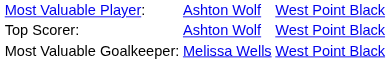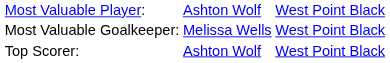rows swapped: (92, 51) <-> (42, 30)
